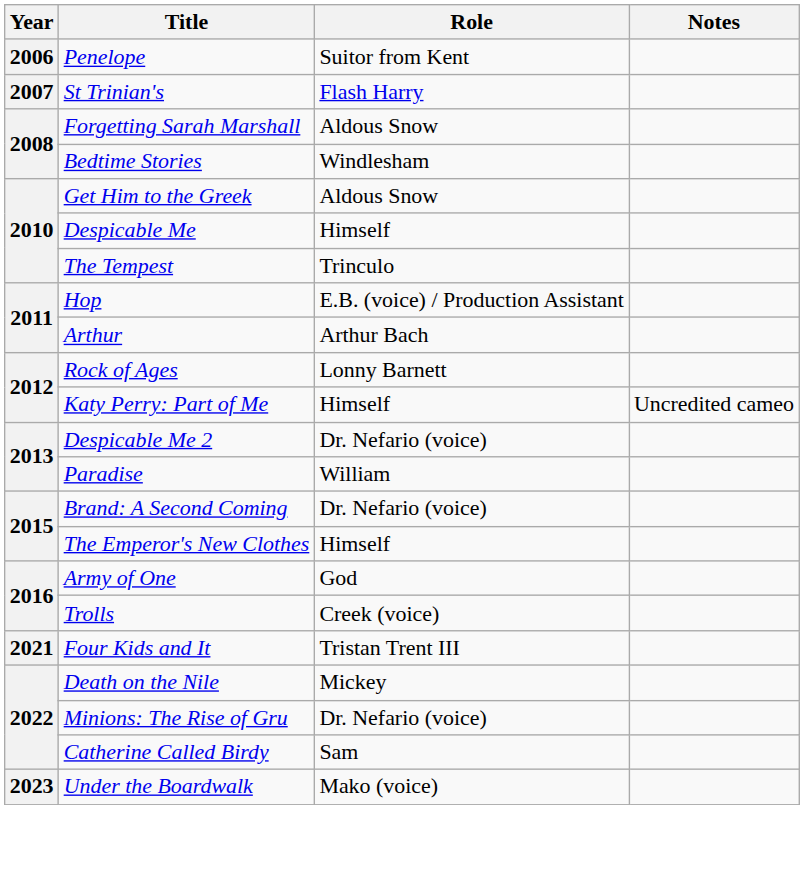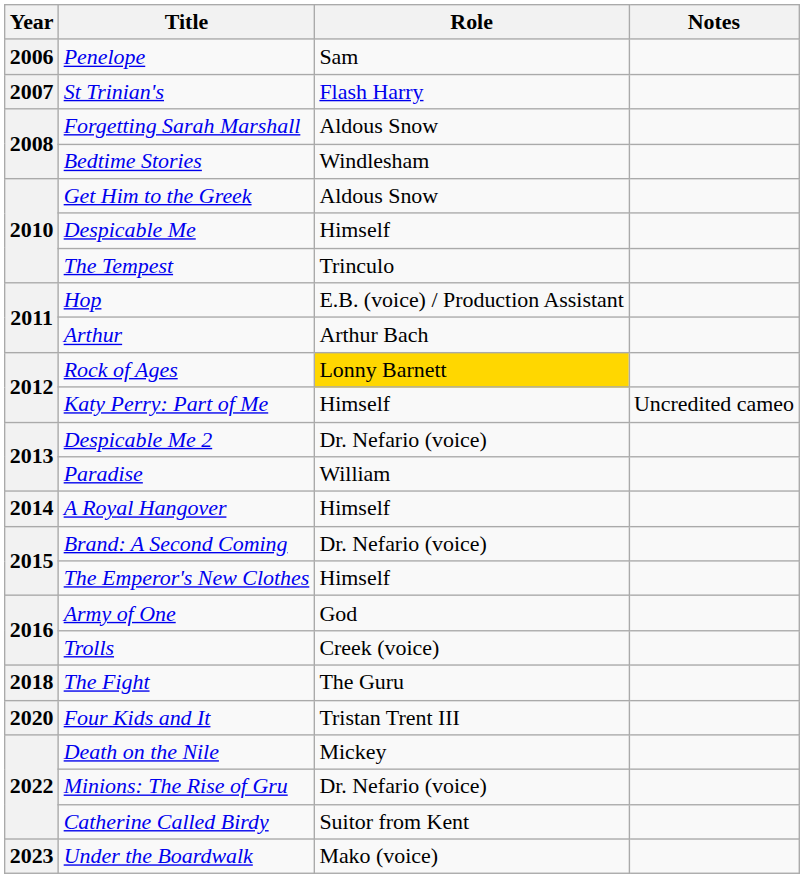(394, 56) Suitor from Kent -> (339, 56) Sam
(383, 369) no background -> (383, 369) gold background
+ row: (145, 508)
+ row: (107, 682)
(32, 647) 2021 -> (32, 717) 2020
(339, 751) Sam -> (394, 821) Suitor from Kent
